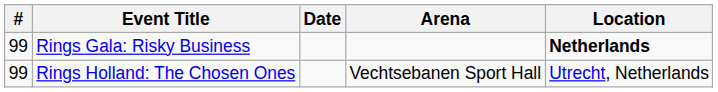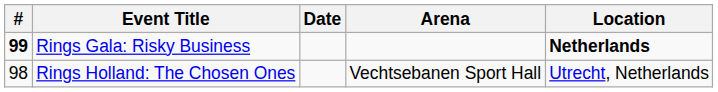(18, 46) normal -> (18, 46) bold
(18, 74) 99 -> (18, 74) 98
